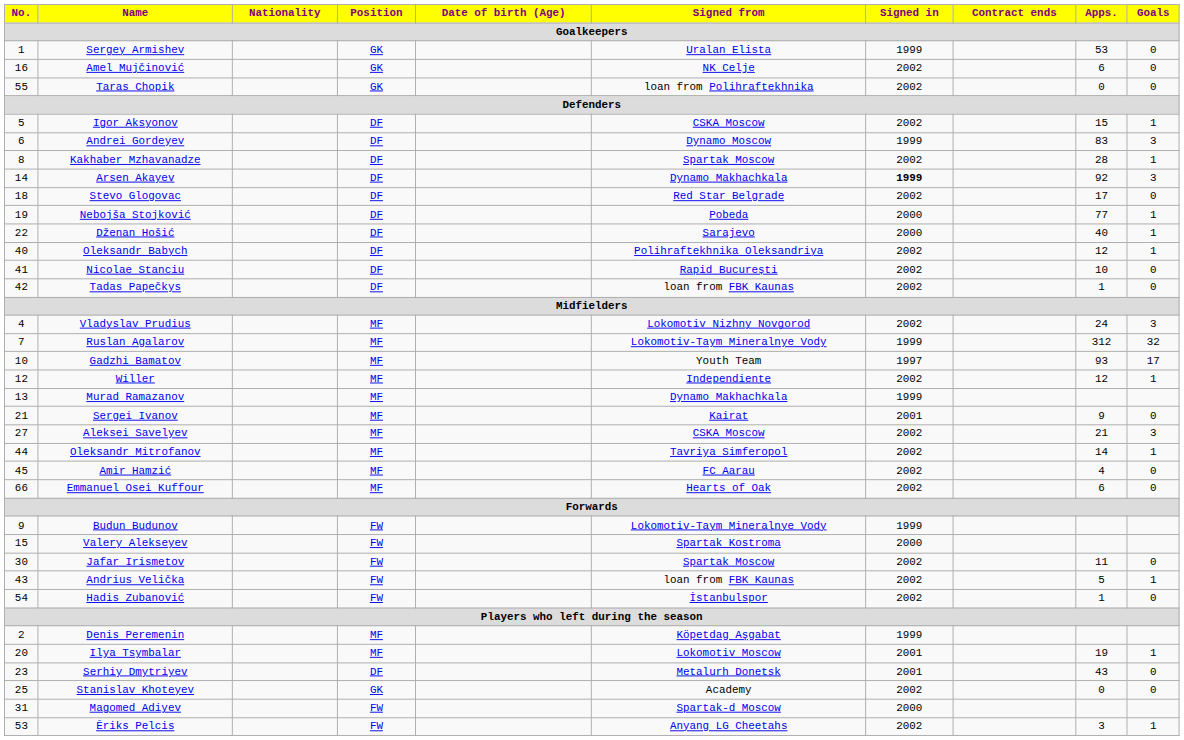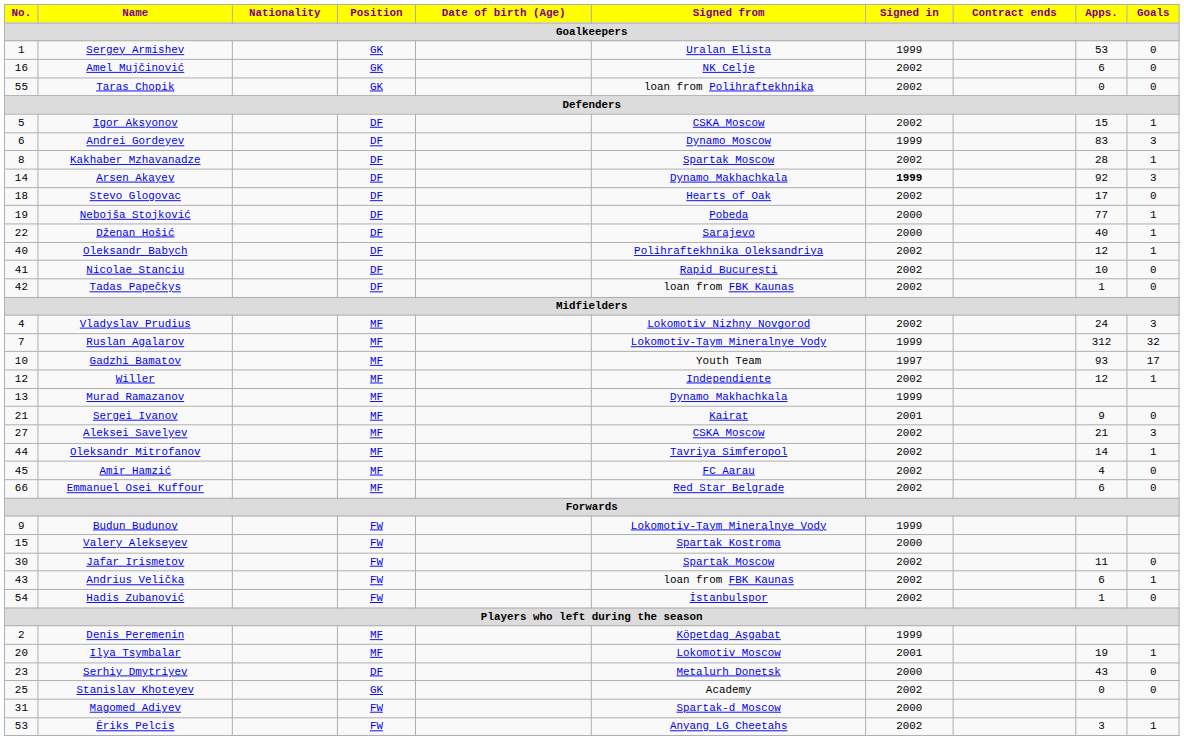(729, 196) Red Star Belgrade -> (729, 196) Hearts of Oak
(729, 489) Hearts of Oak -> (729, 489) Red Star Belgrade
(1102, 580) 5 -> (1102, 580) 6
(909, 671) 2001 -> (909, 671) 2000
